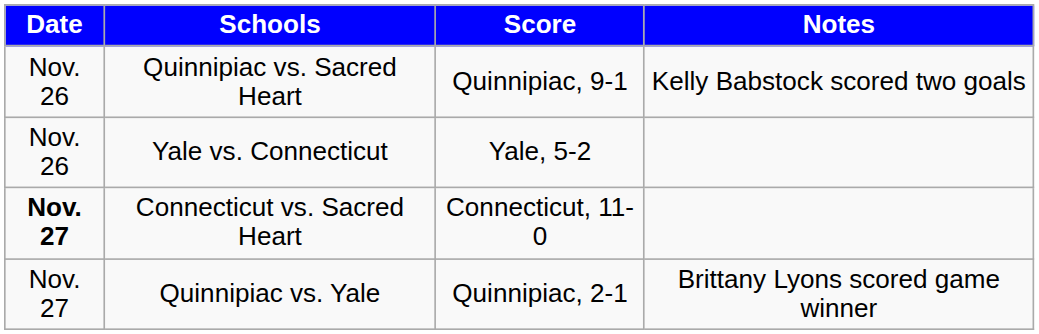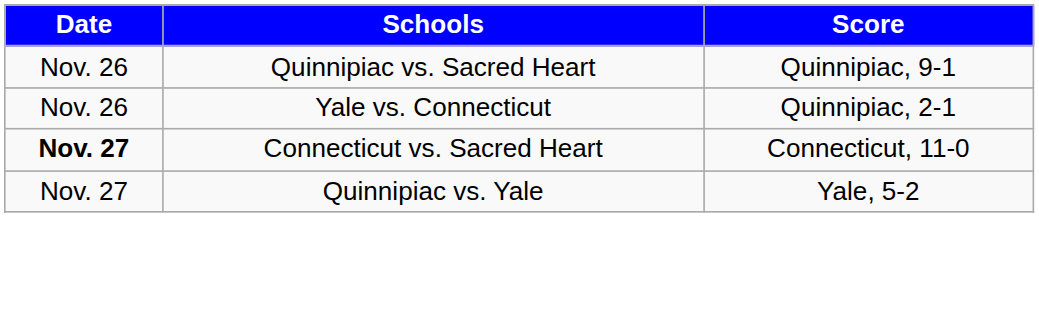- column: (839, 25)
(540, 151) Yale, 5-2 -> (868, 107) Quinnipiac, 2-1
(540, 293) Quinnipiac, 2-1 -> (868, 190) Yale, 5-2
